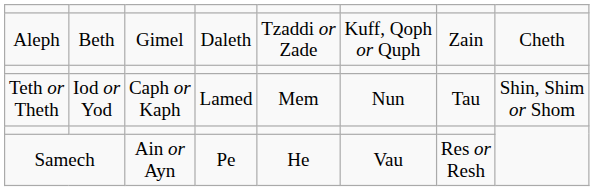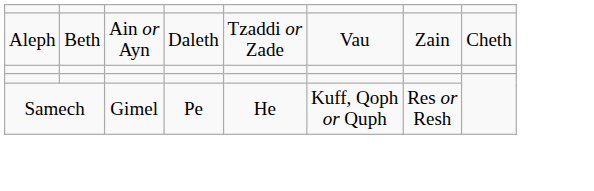(160, 39) Gimel -> (134, 39) Ain or Ayn
(388, 39) Kuff, Qoph or Quph -> (355, 39) Vau
- row: (37, 99)
(160, 159) Ain or Ayn -> (134, 108) Gimel
(388, 159) Vau -> (355, 108) Kuff, Qoph or Quph
